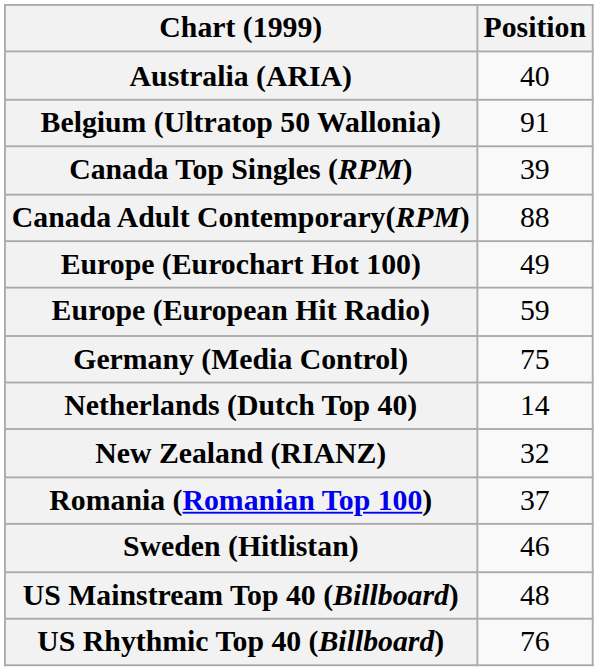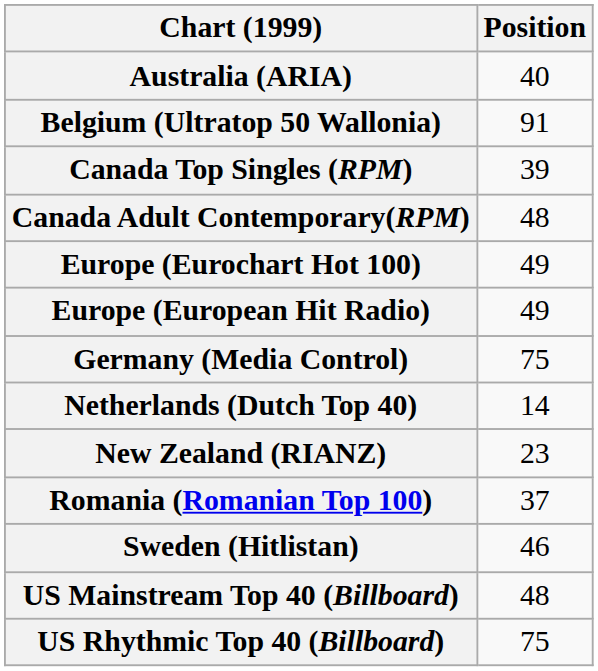(535, 216) 88 -> (535, 216) 48
(535, 311) 59 -> (535, 311) 49
(535, 452) 32 -> (535, 452) 23
(535, 641) 76 -> (535, 641) 75
